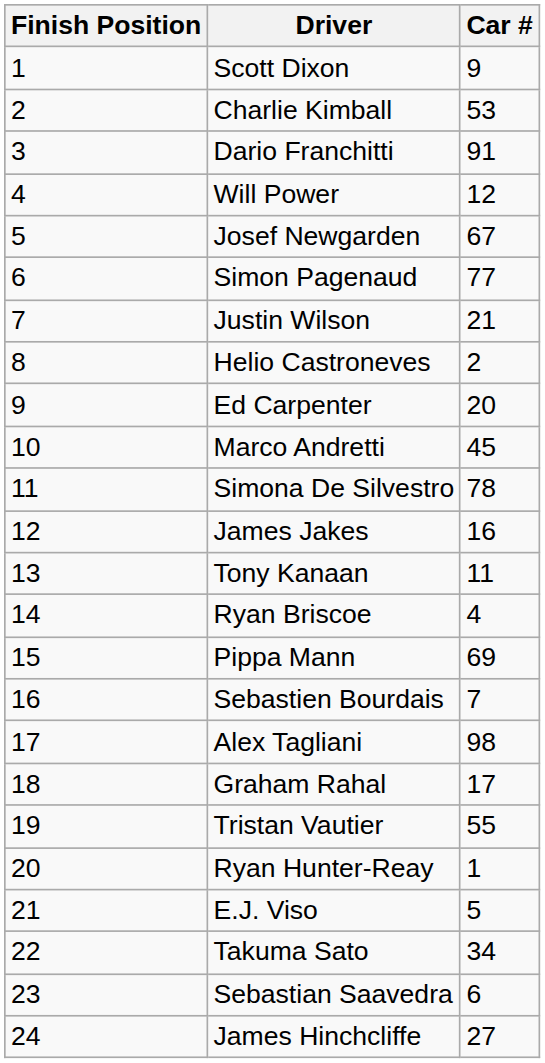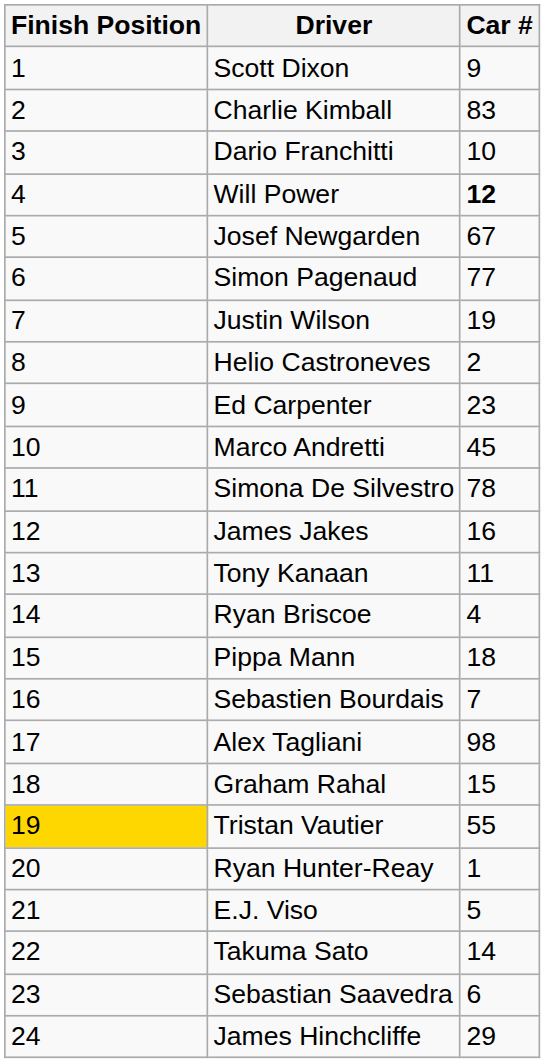(481, 109) 53 -> (481, 109) 83
(481, 151) 91 -> (481, 151) 10
(481, 194) normal -> (481, 194) bold
(481, 320) 21 -> (481, 320) 19
(481, 404) 20 -> (481, 404) 23
(481, 657) 69 -> (481, 657) 18
(481, 783) 17 -> (481, 783) 15
(26, 825) no background -> (26, 825) gold background
(481, 952) 34 -> (481, 952) 14
(481, 1036) 27 -> (481, 1036) 29
